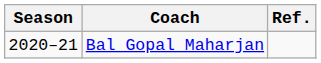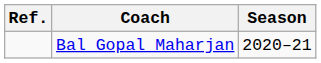columns swapped: (43, 18) <-> (292, 18)
